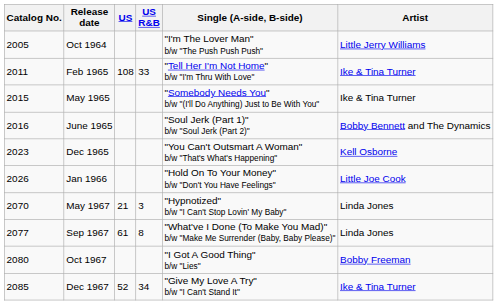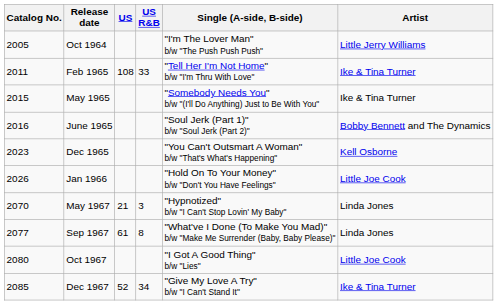(375, 259) Bobby Freeman -> (373, 259) Little Joe Cook
